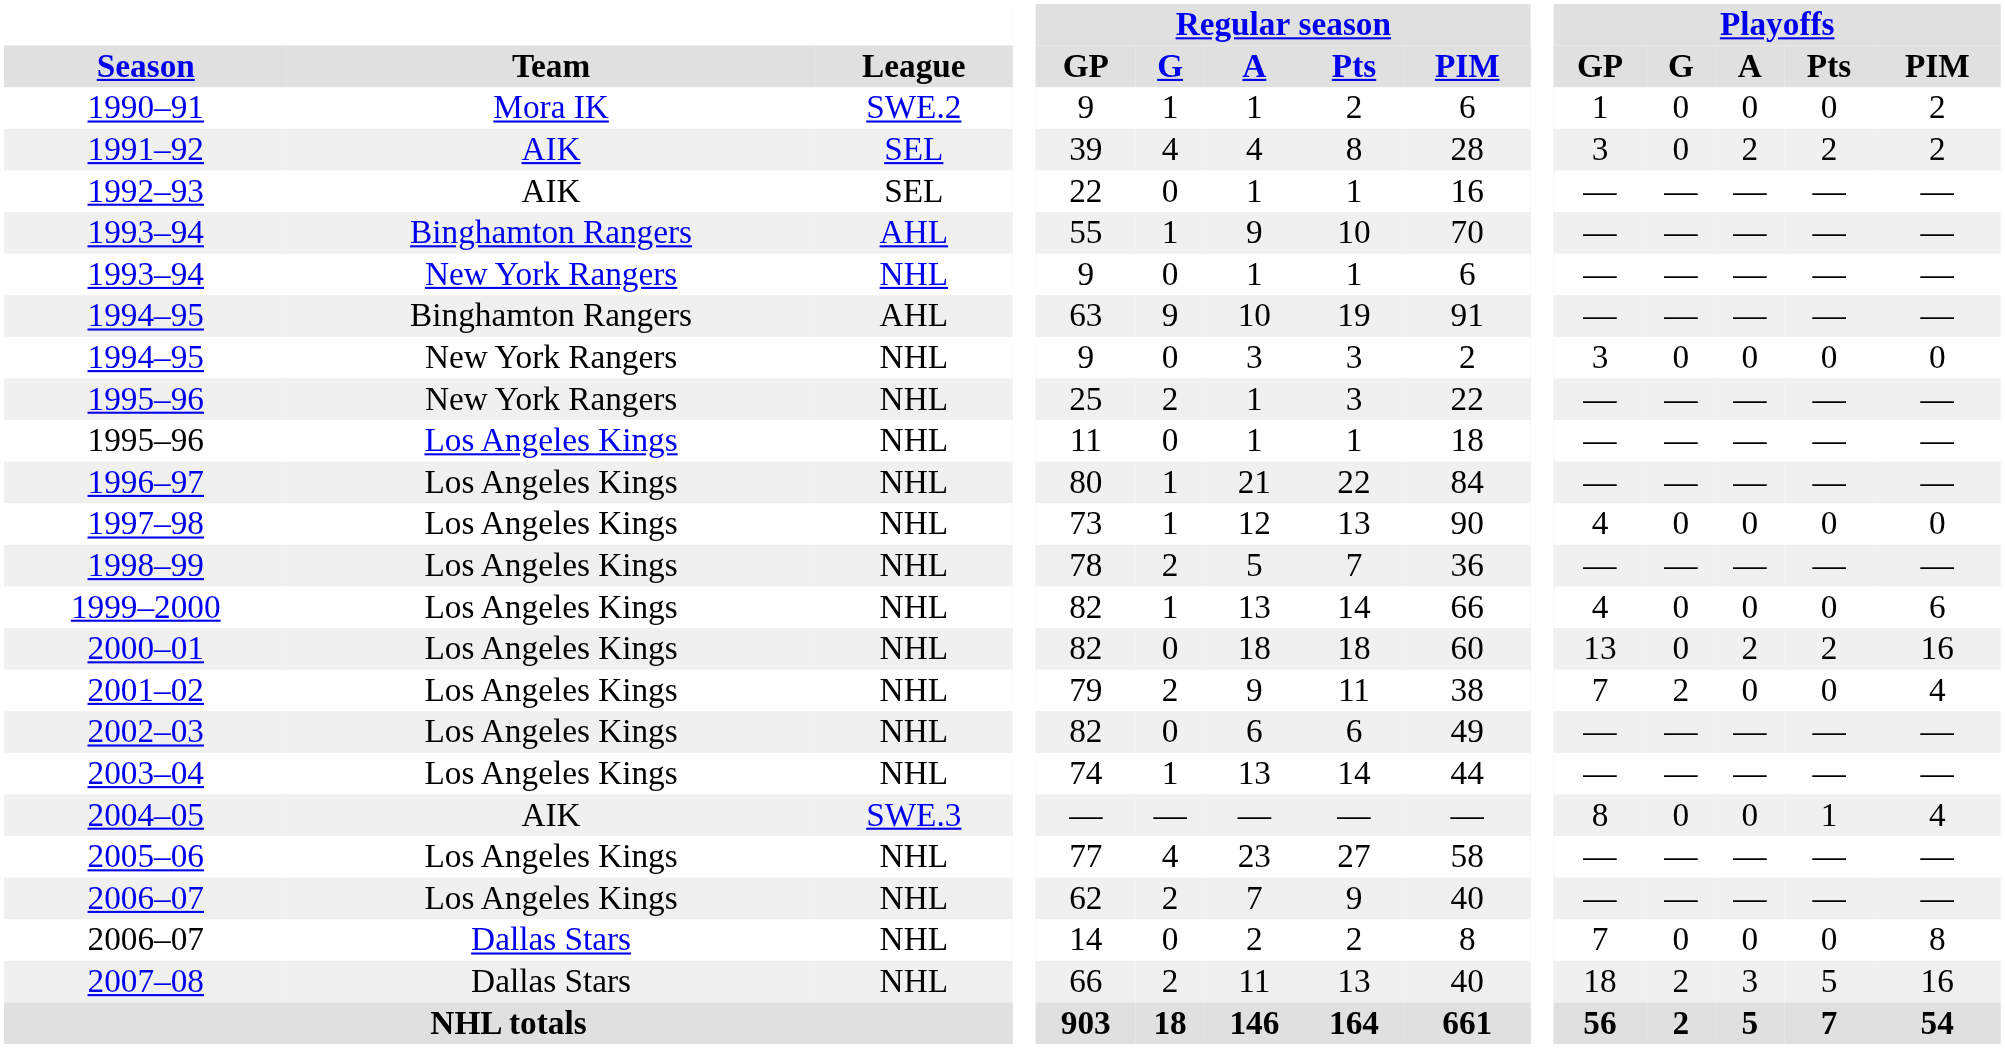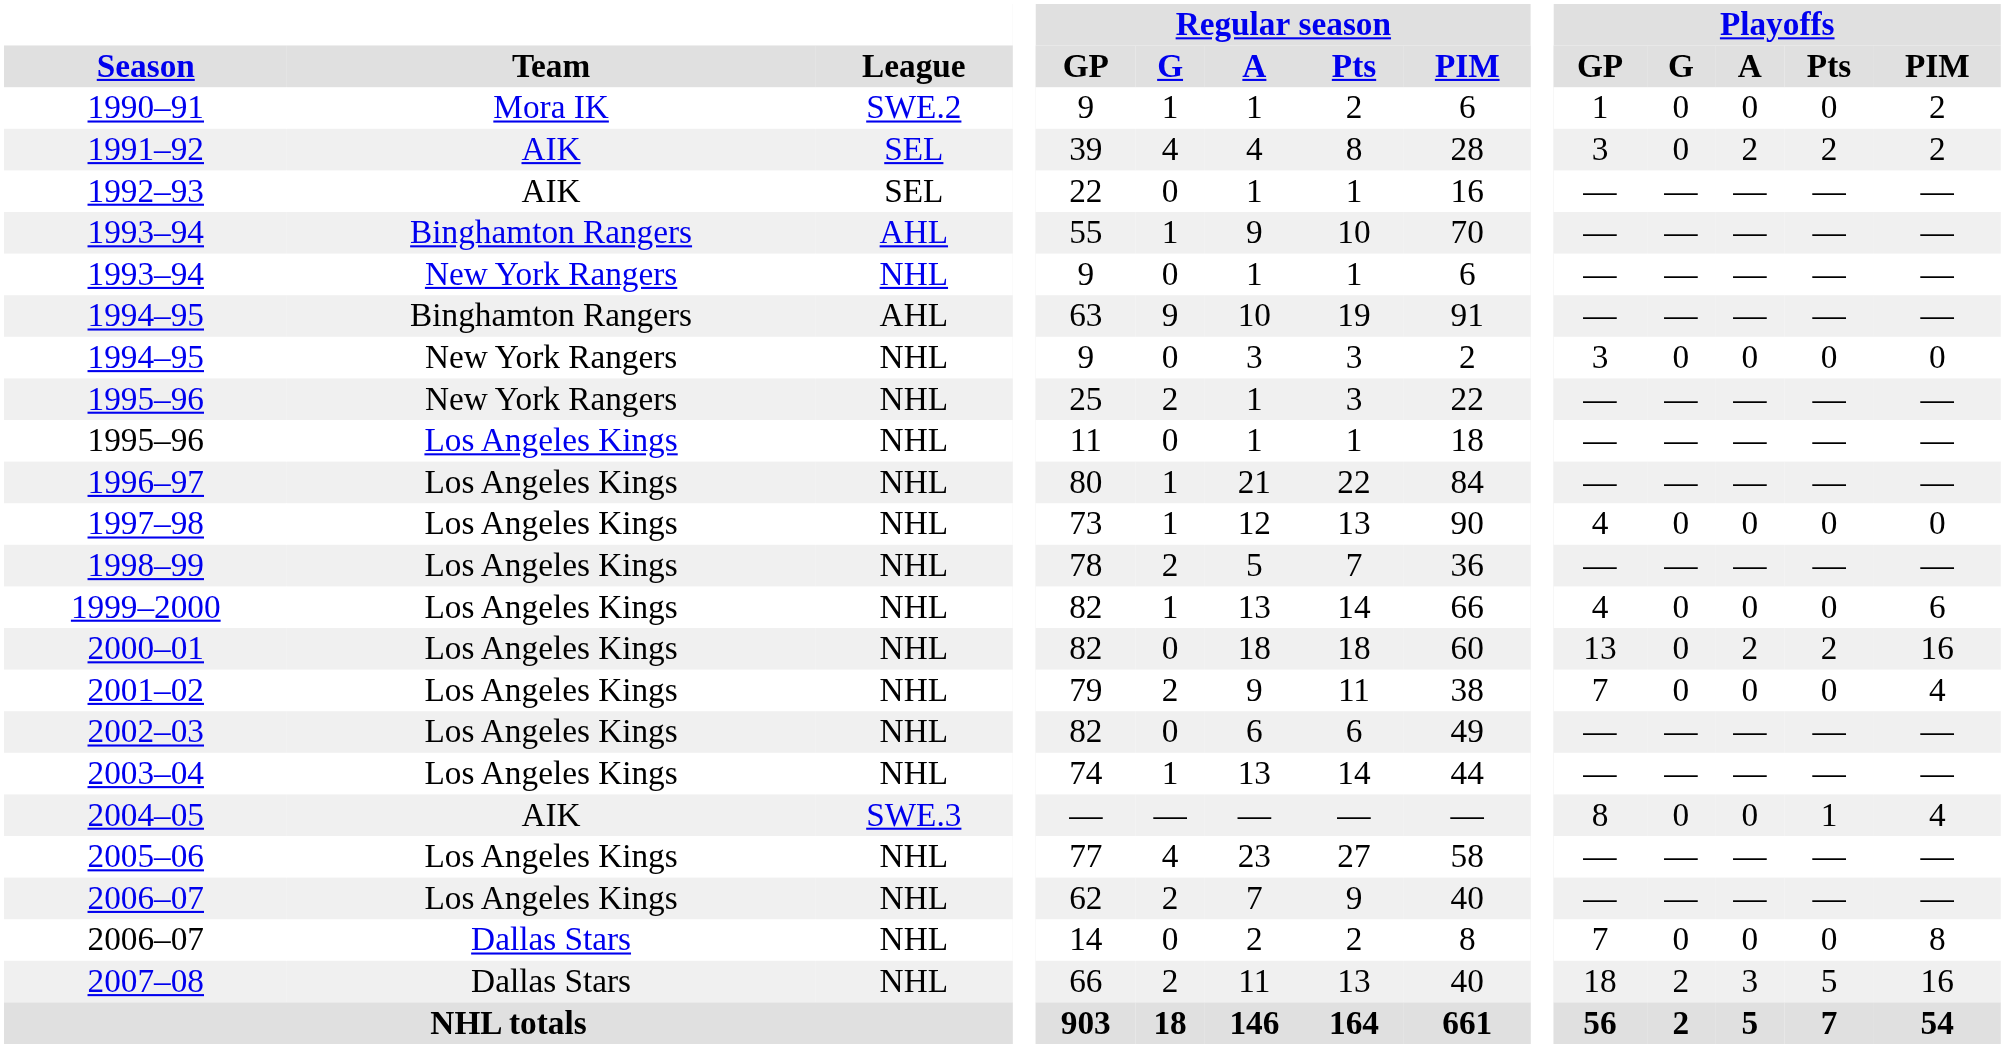(1681, 689) 2 -> (1681, 689) 0
